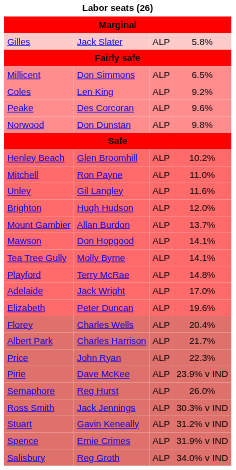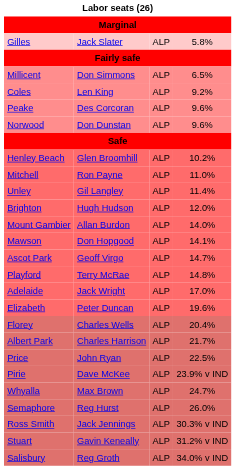(202, 124) 9.8% -> (202, 124) 9.6%
(202, 191) 11.6% -> (202, 191) 11.4%
(202, 224) 13.7% -> (202, 224) 14.0%
- row: (37, 258)
+ row: (29, 258)
(202, 357) 22.3% -> (202, 357) 22.5%
+ row: (24, 391)
- row: (23, 441)
